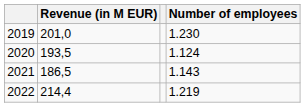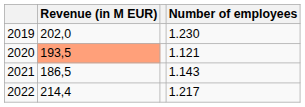(56, 33) 201,0 -> (56, 33) 202,0
(56, 53) no background -> (56, 53) lightsalmon background
(184, 53) 1.124 -> (184, 53) 1.121
(184, 92) 1.219 -> (184, 92) 1.217
